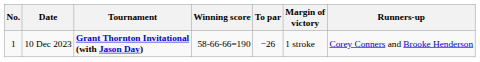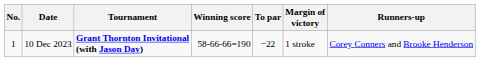(268, 44) −26 -> (268, 44) −22
